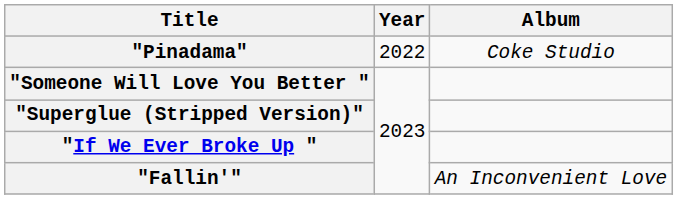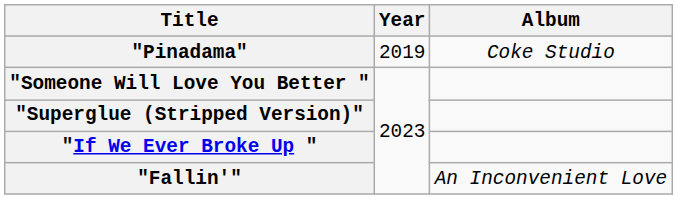(402, 52) 2022 -> (402, 52) 2019
